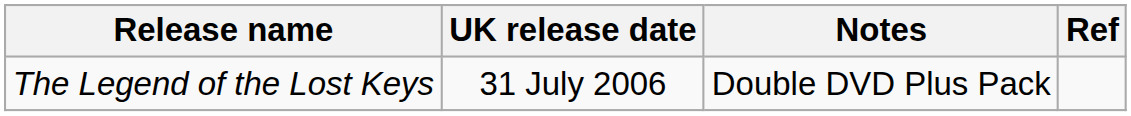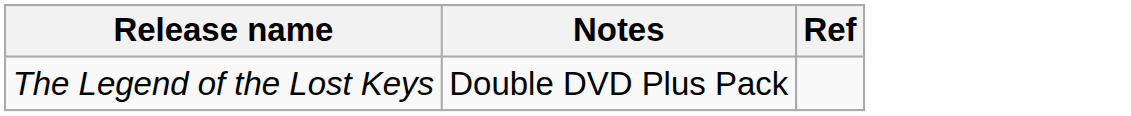- column: (573, 30)
